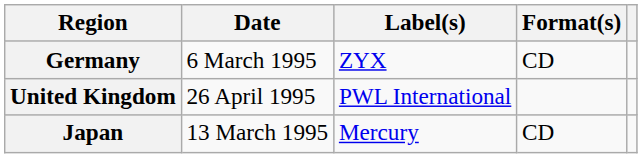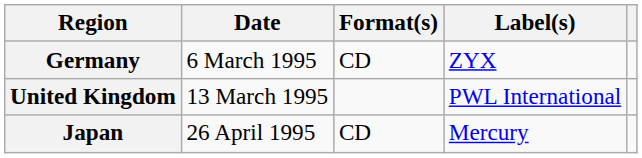columns swapped: (572, 22) <-> (425, 22)
(251, 96) 26 April 1995 -> (257, 96) 13 March 1995
(257, 133) 13 March 1995 -> (251, 133) 26 April 1995
